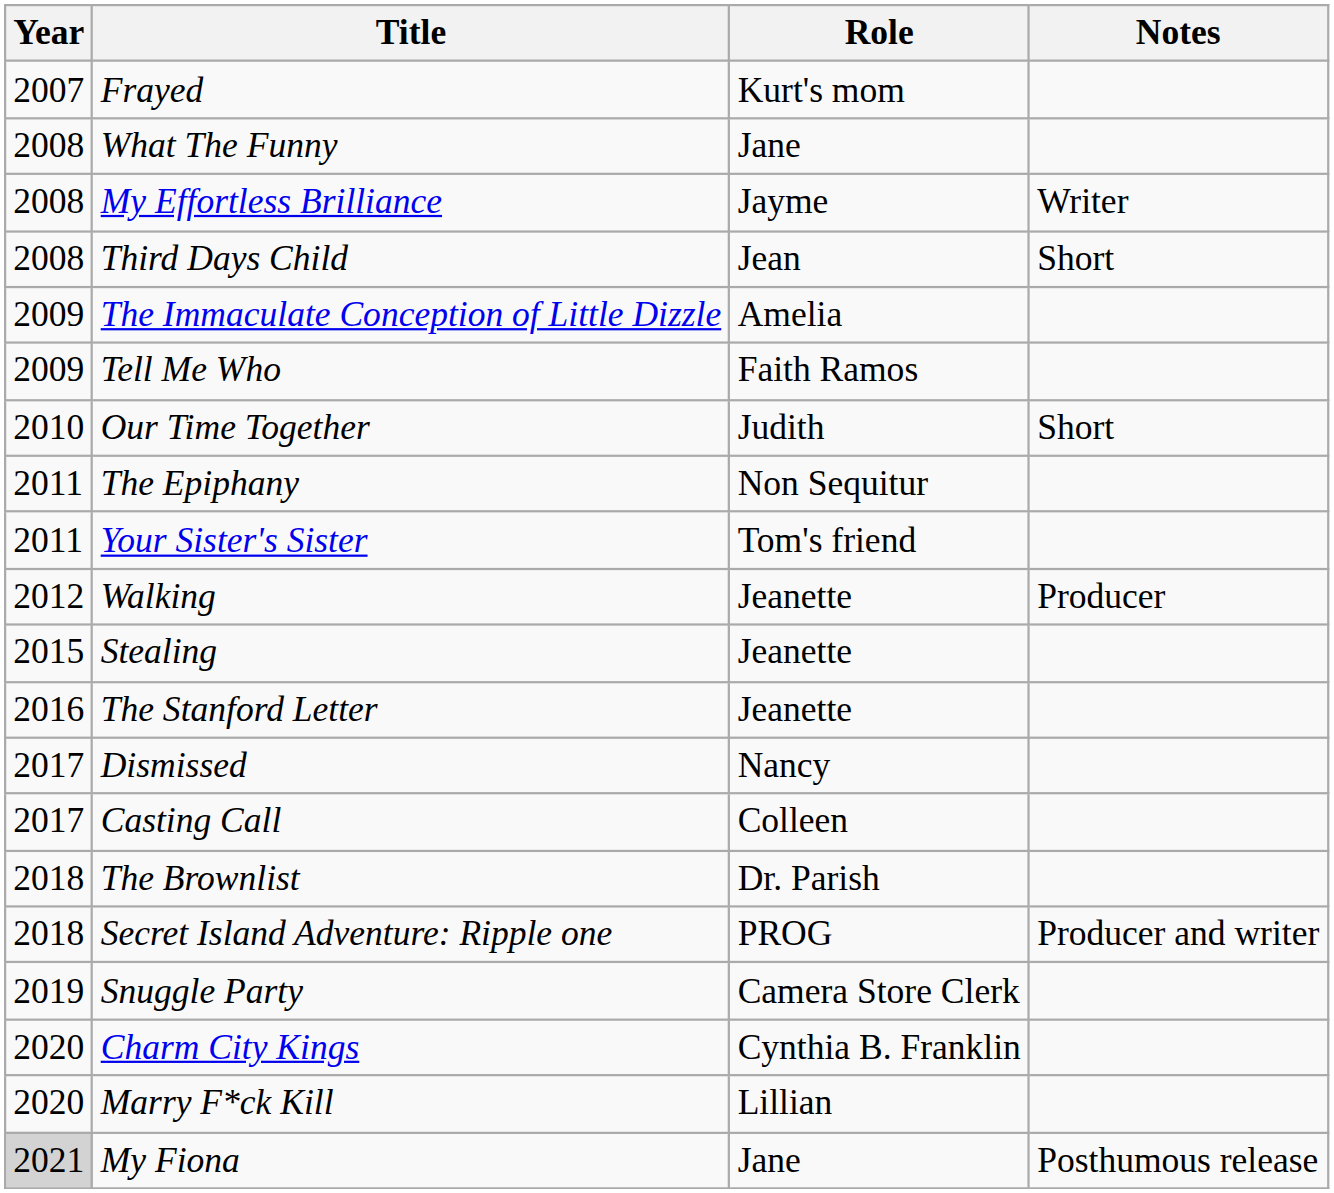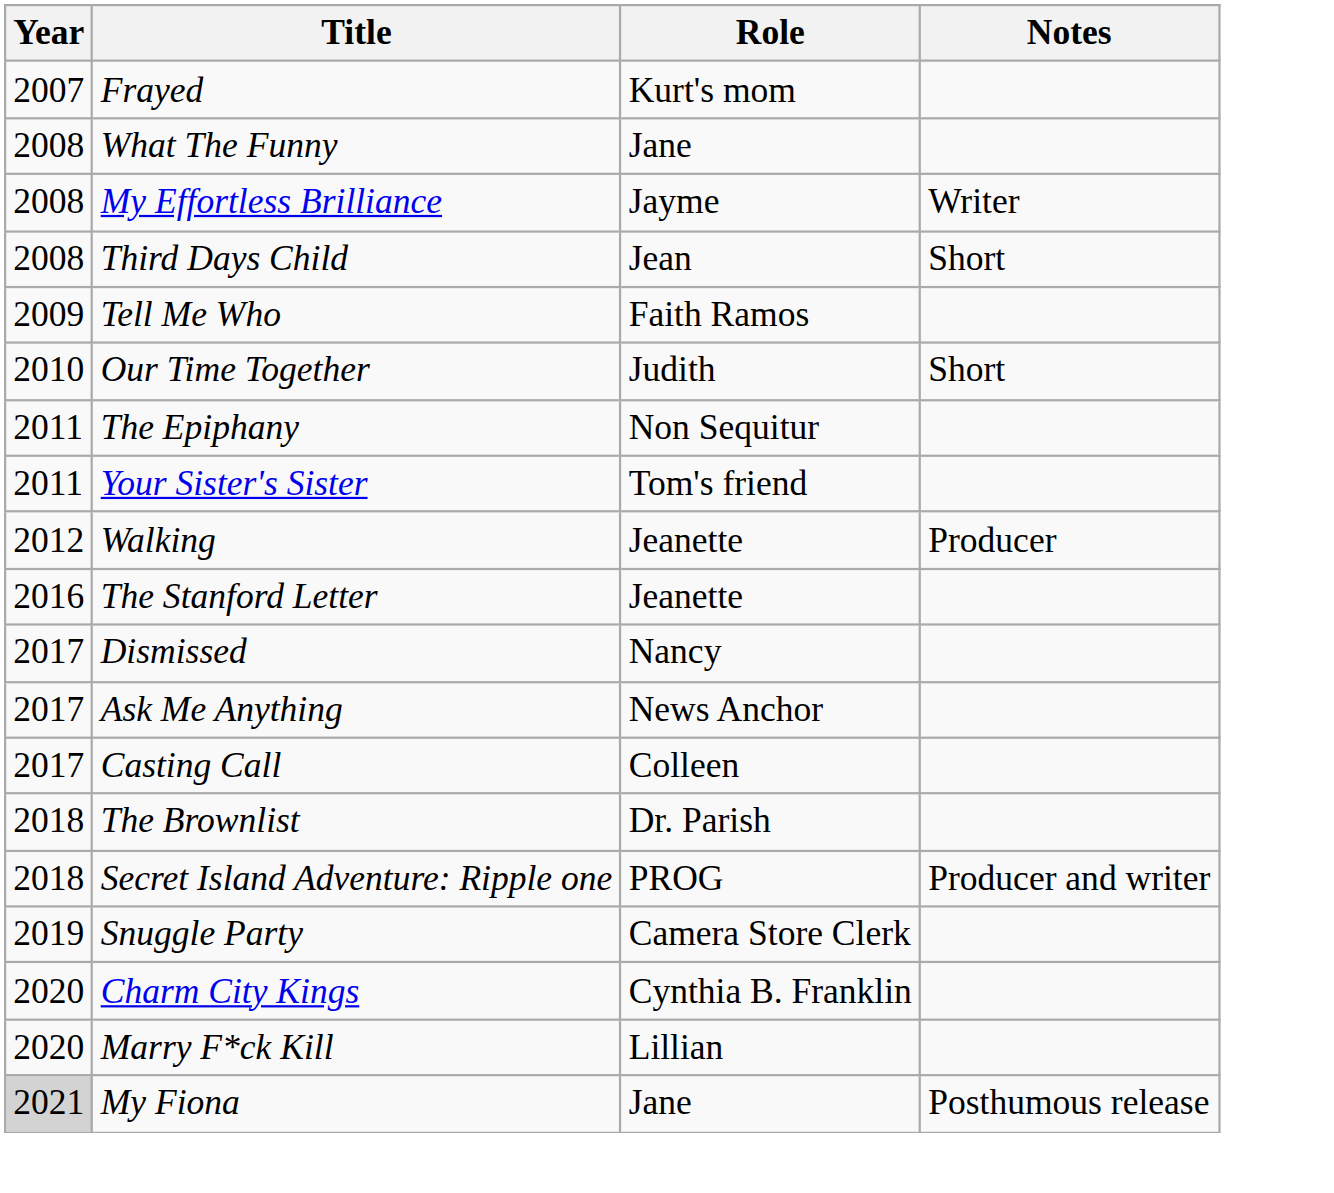- row: (411, 314)
- row: (159, 652)
+ row: (222, 708)
